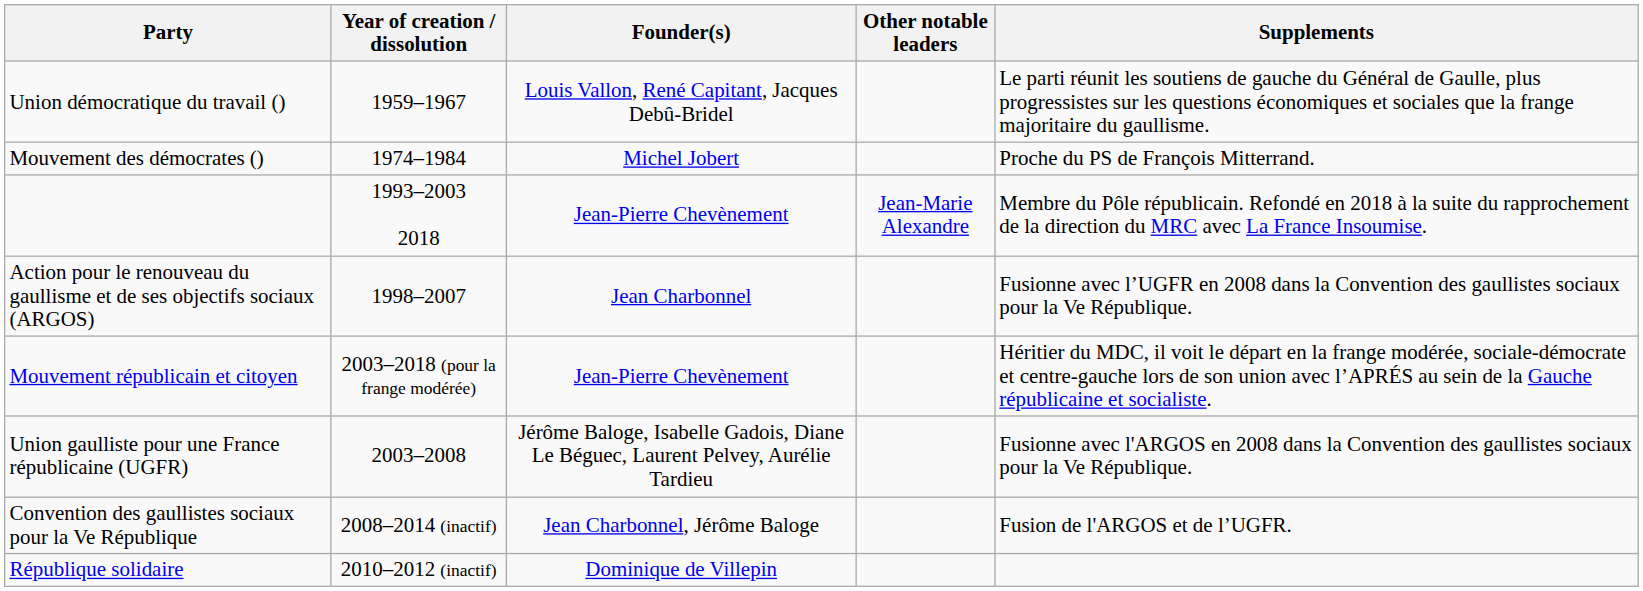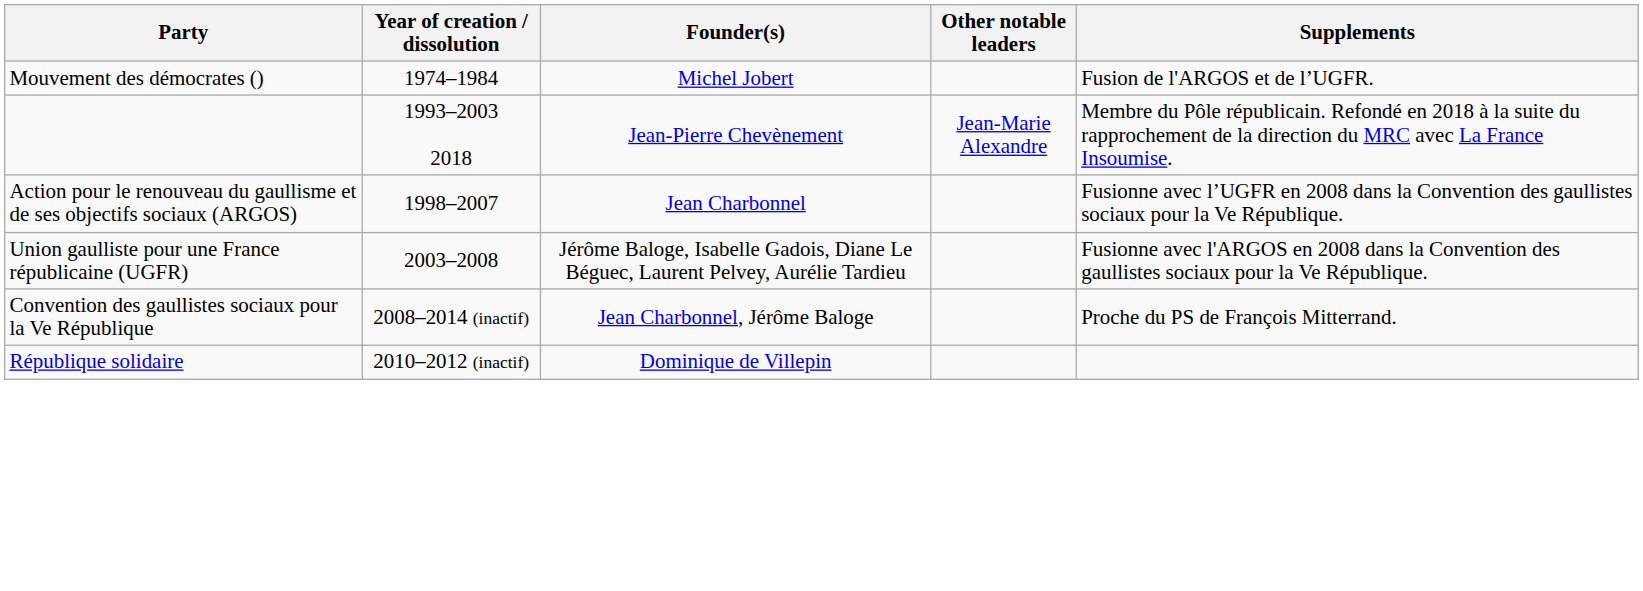- row: (147, 101)
(1157, 158) Proche du PS de François Mitterrand. -> (1227, 77) Fusion de l'ARGOS et de l’UGFR.
- row: (154, 375)
(1146, 524) Fusion de l'ARGOS et de l’UGFR. -> (1239, 317) Proche du PS de François Mitterrand.
